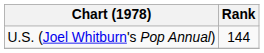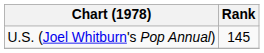(239, 37) 144 -> (239, 37) 145
